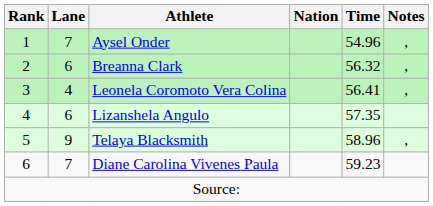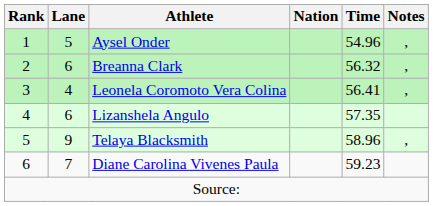(68, 41) 7 -> (68, 41) 5
